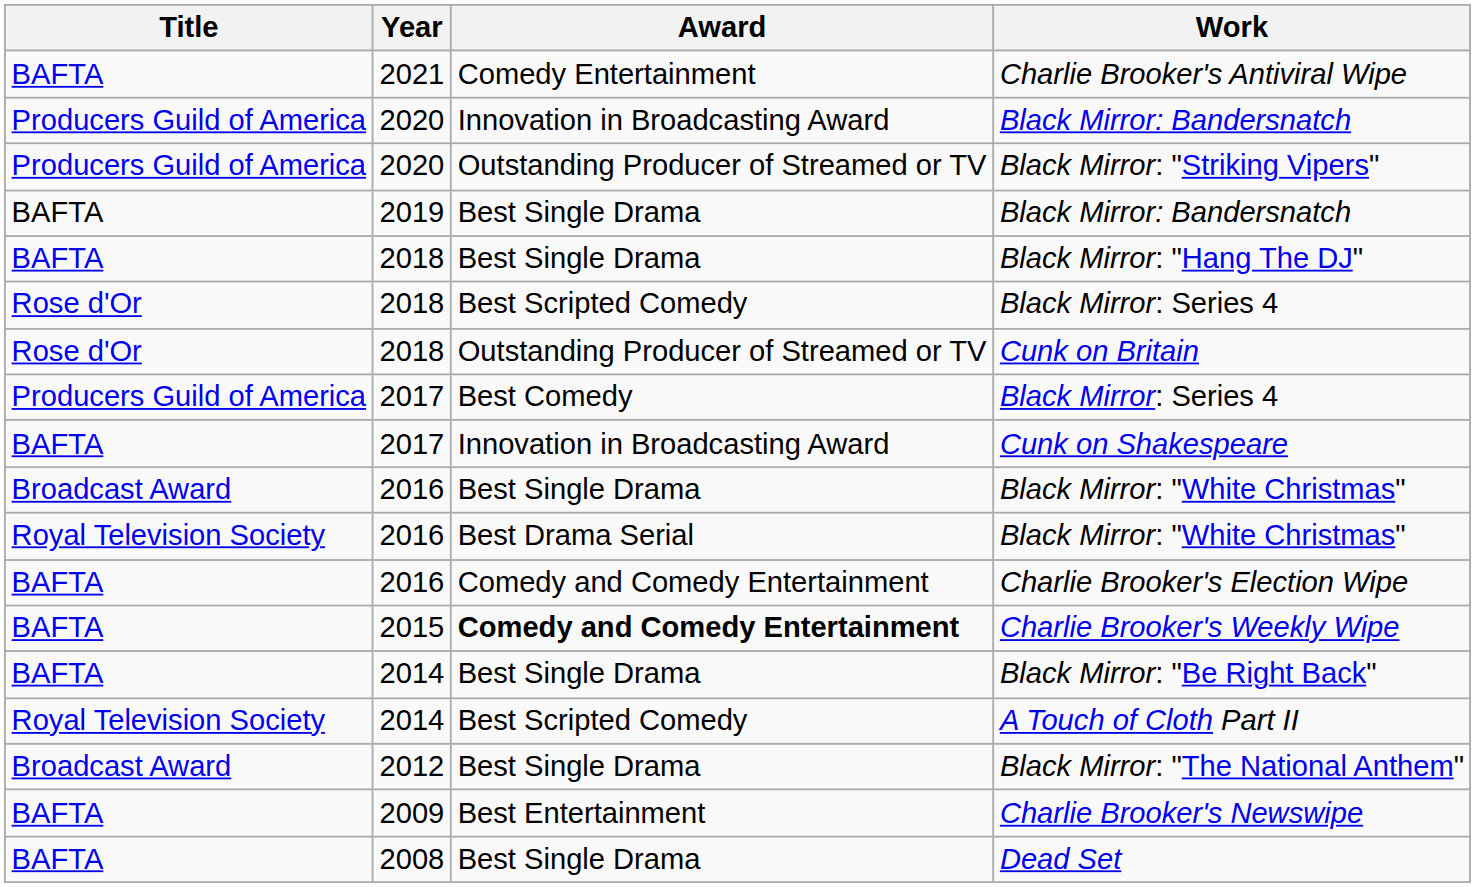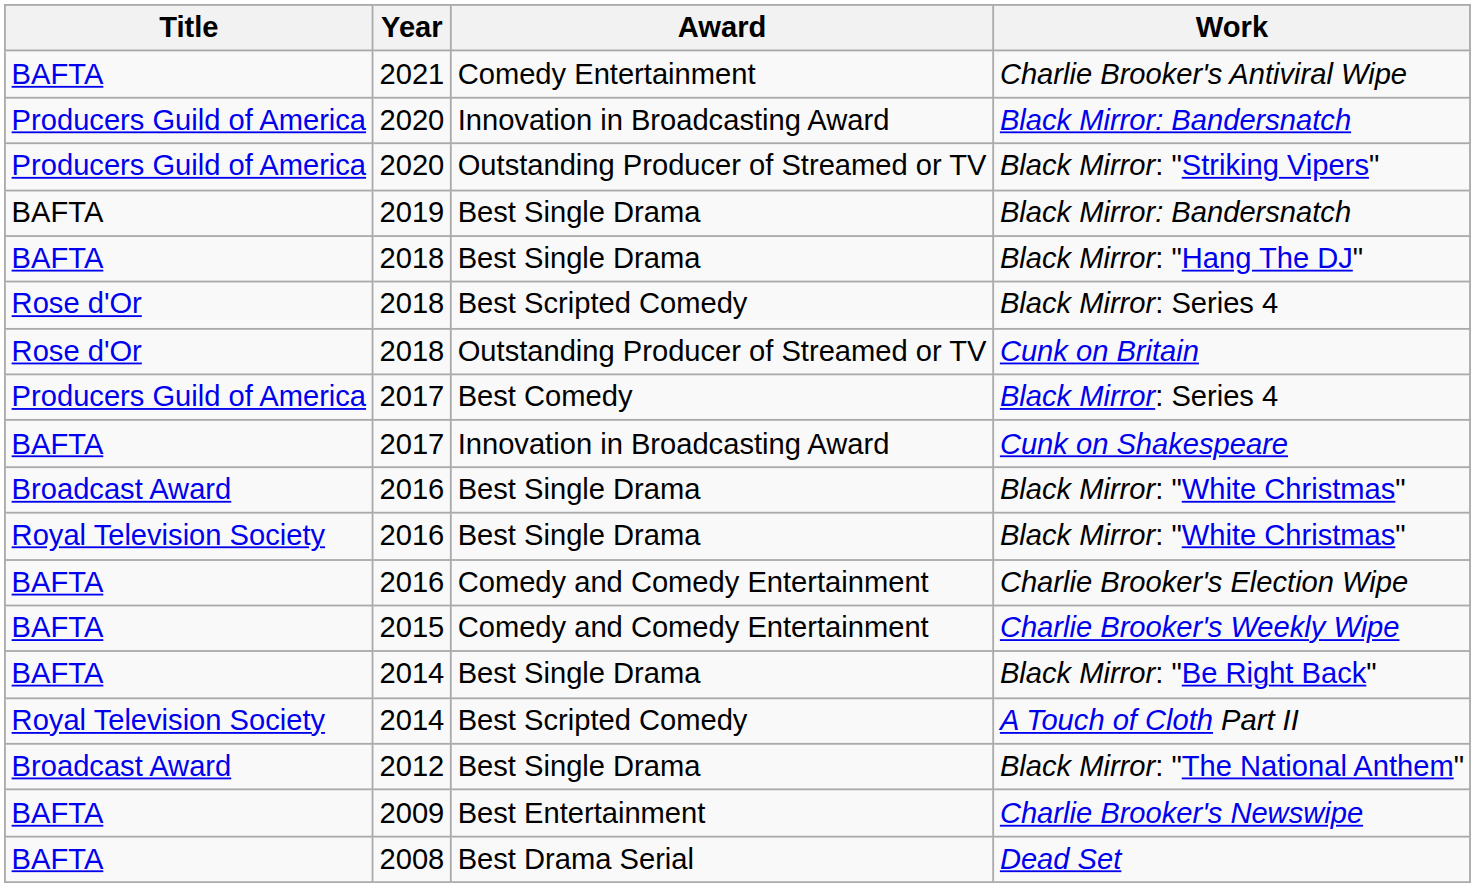(576, 535) Best Drama Serial -> (579, 535) Best Single Drama
(708, 627) bold -> (693, 627) normal
(579, 858) Best Single Drama -> (576, 858) Best Drama Serial
